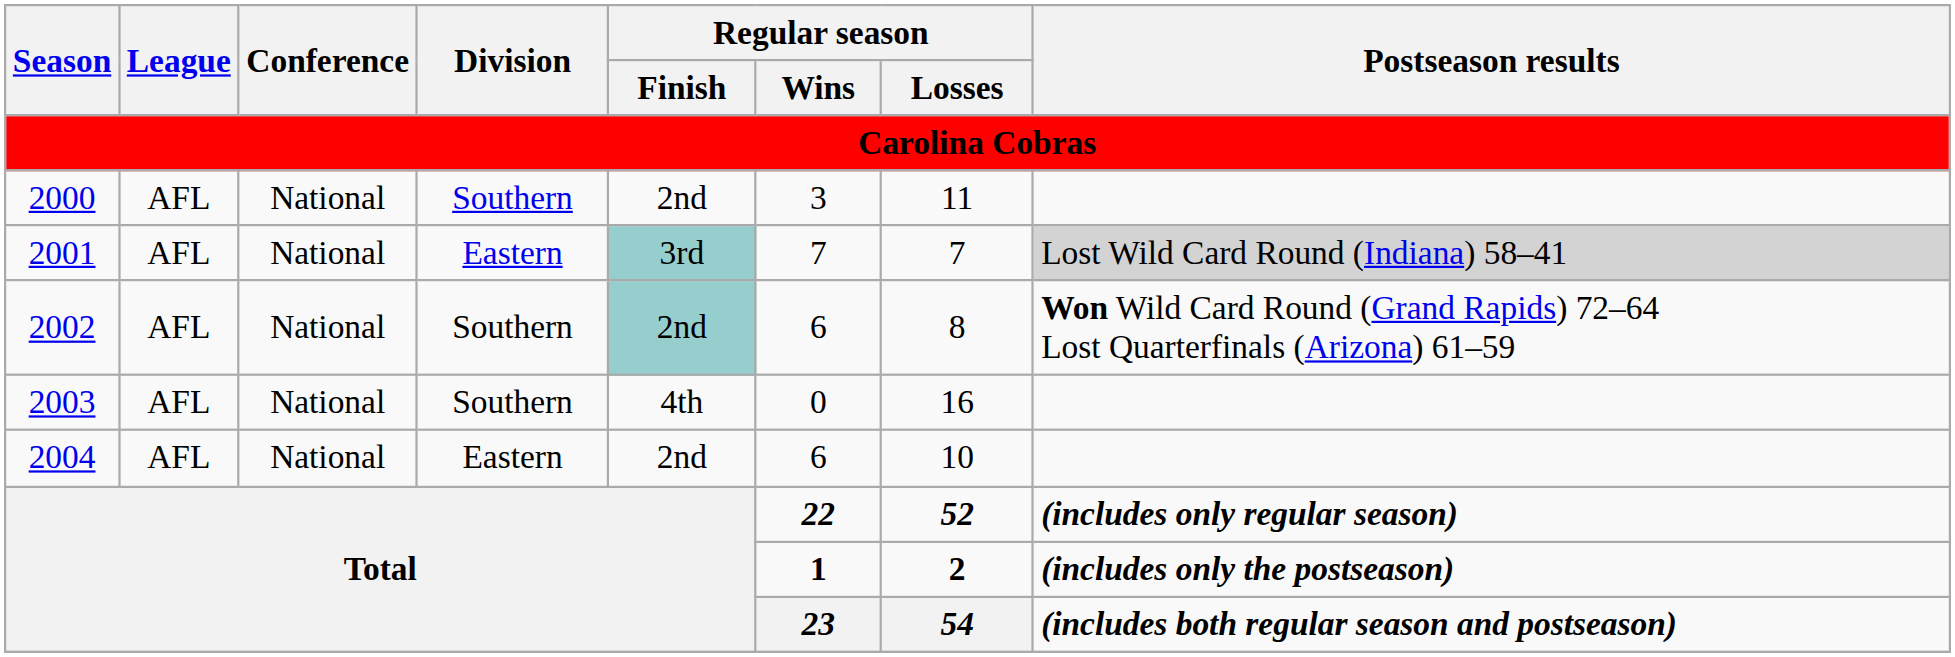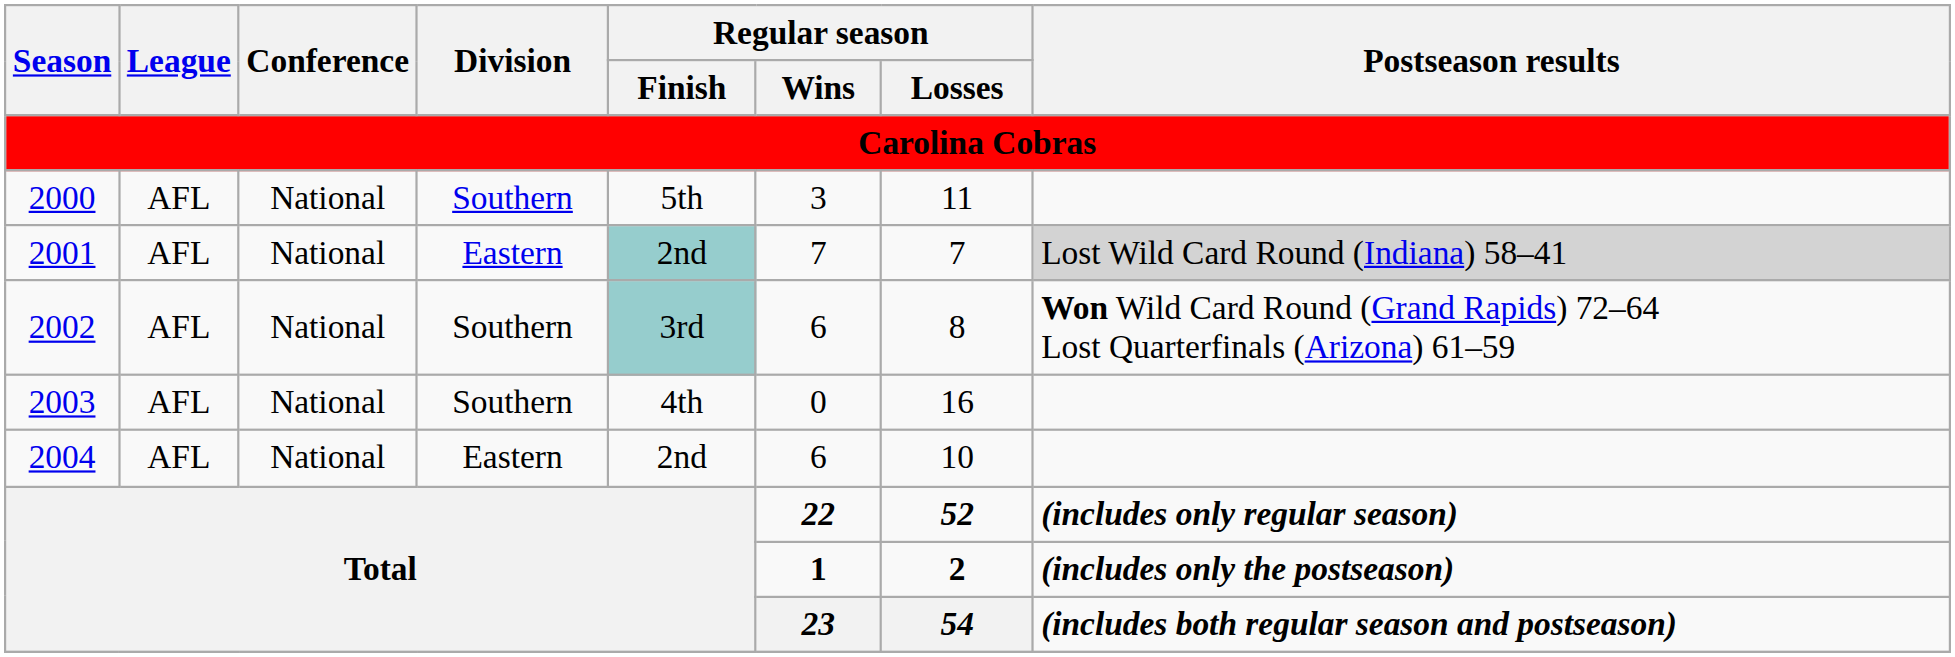(682, 197) 2nd -> (682, 197) 5th
(682, 252) 3rd -> (682, 252) 2nd
(682, 327) 2nd -> (682, 327) 3rd
